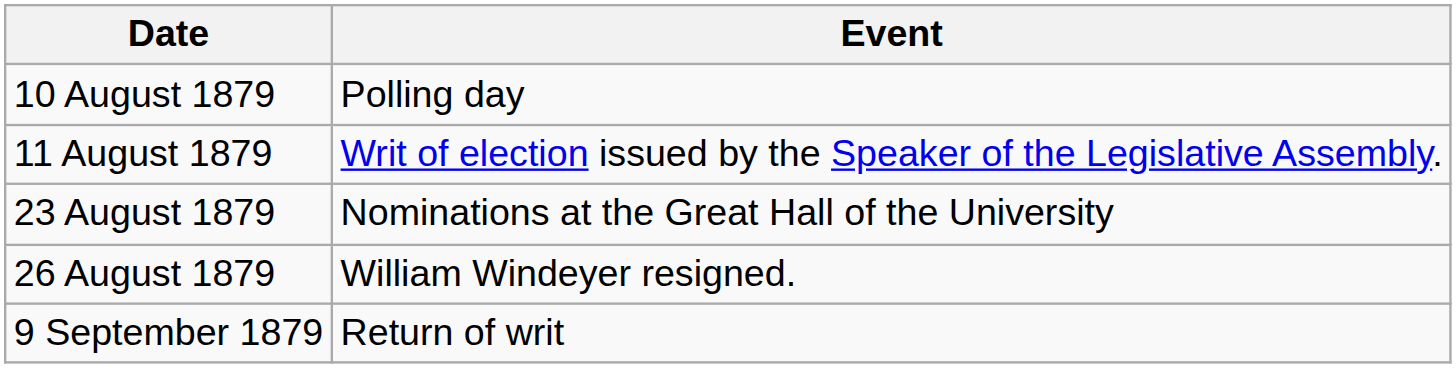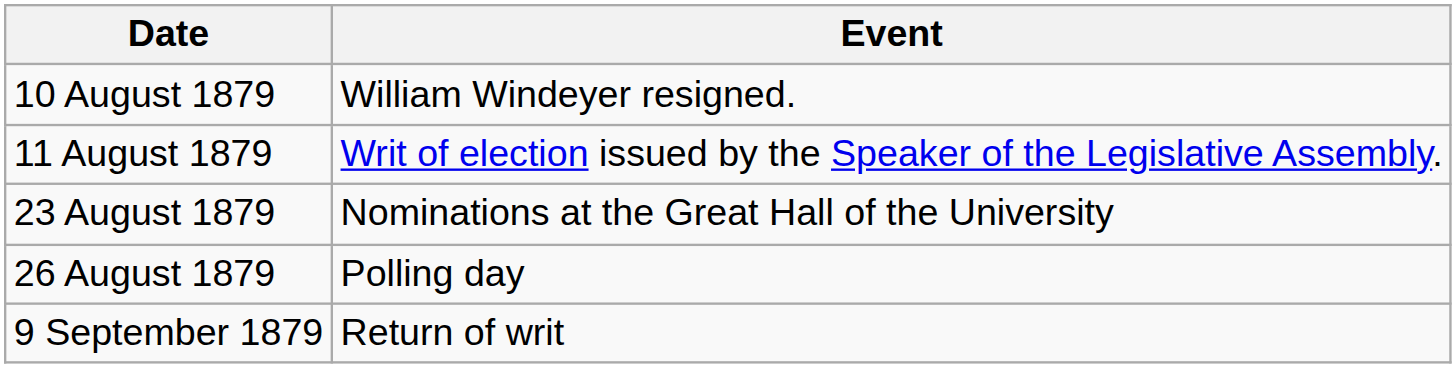(433, 93) Polling day -> (568, 93) William Windeyer resigned.
(568, 272) William Windeyer resigned. -> (433, 272) Polling day
